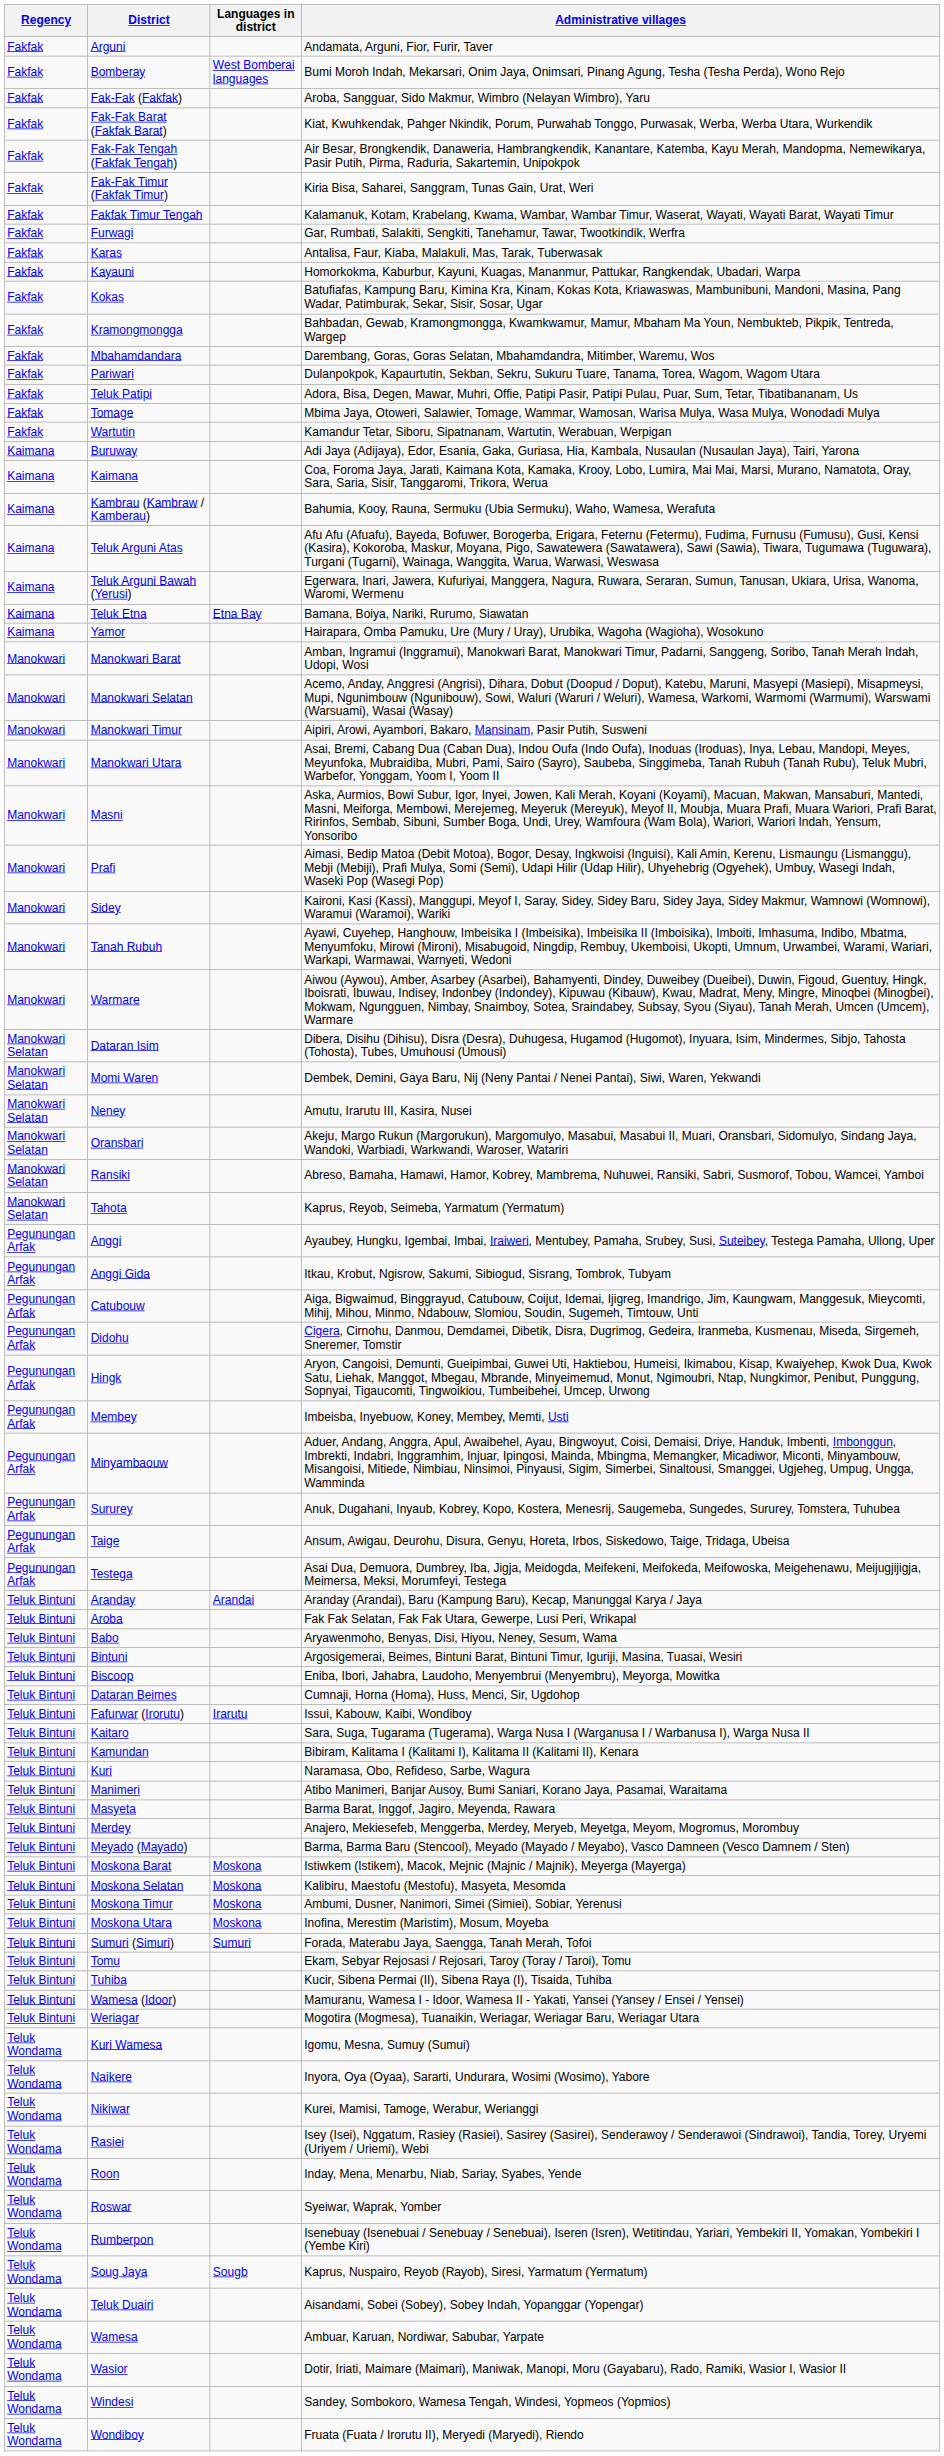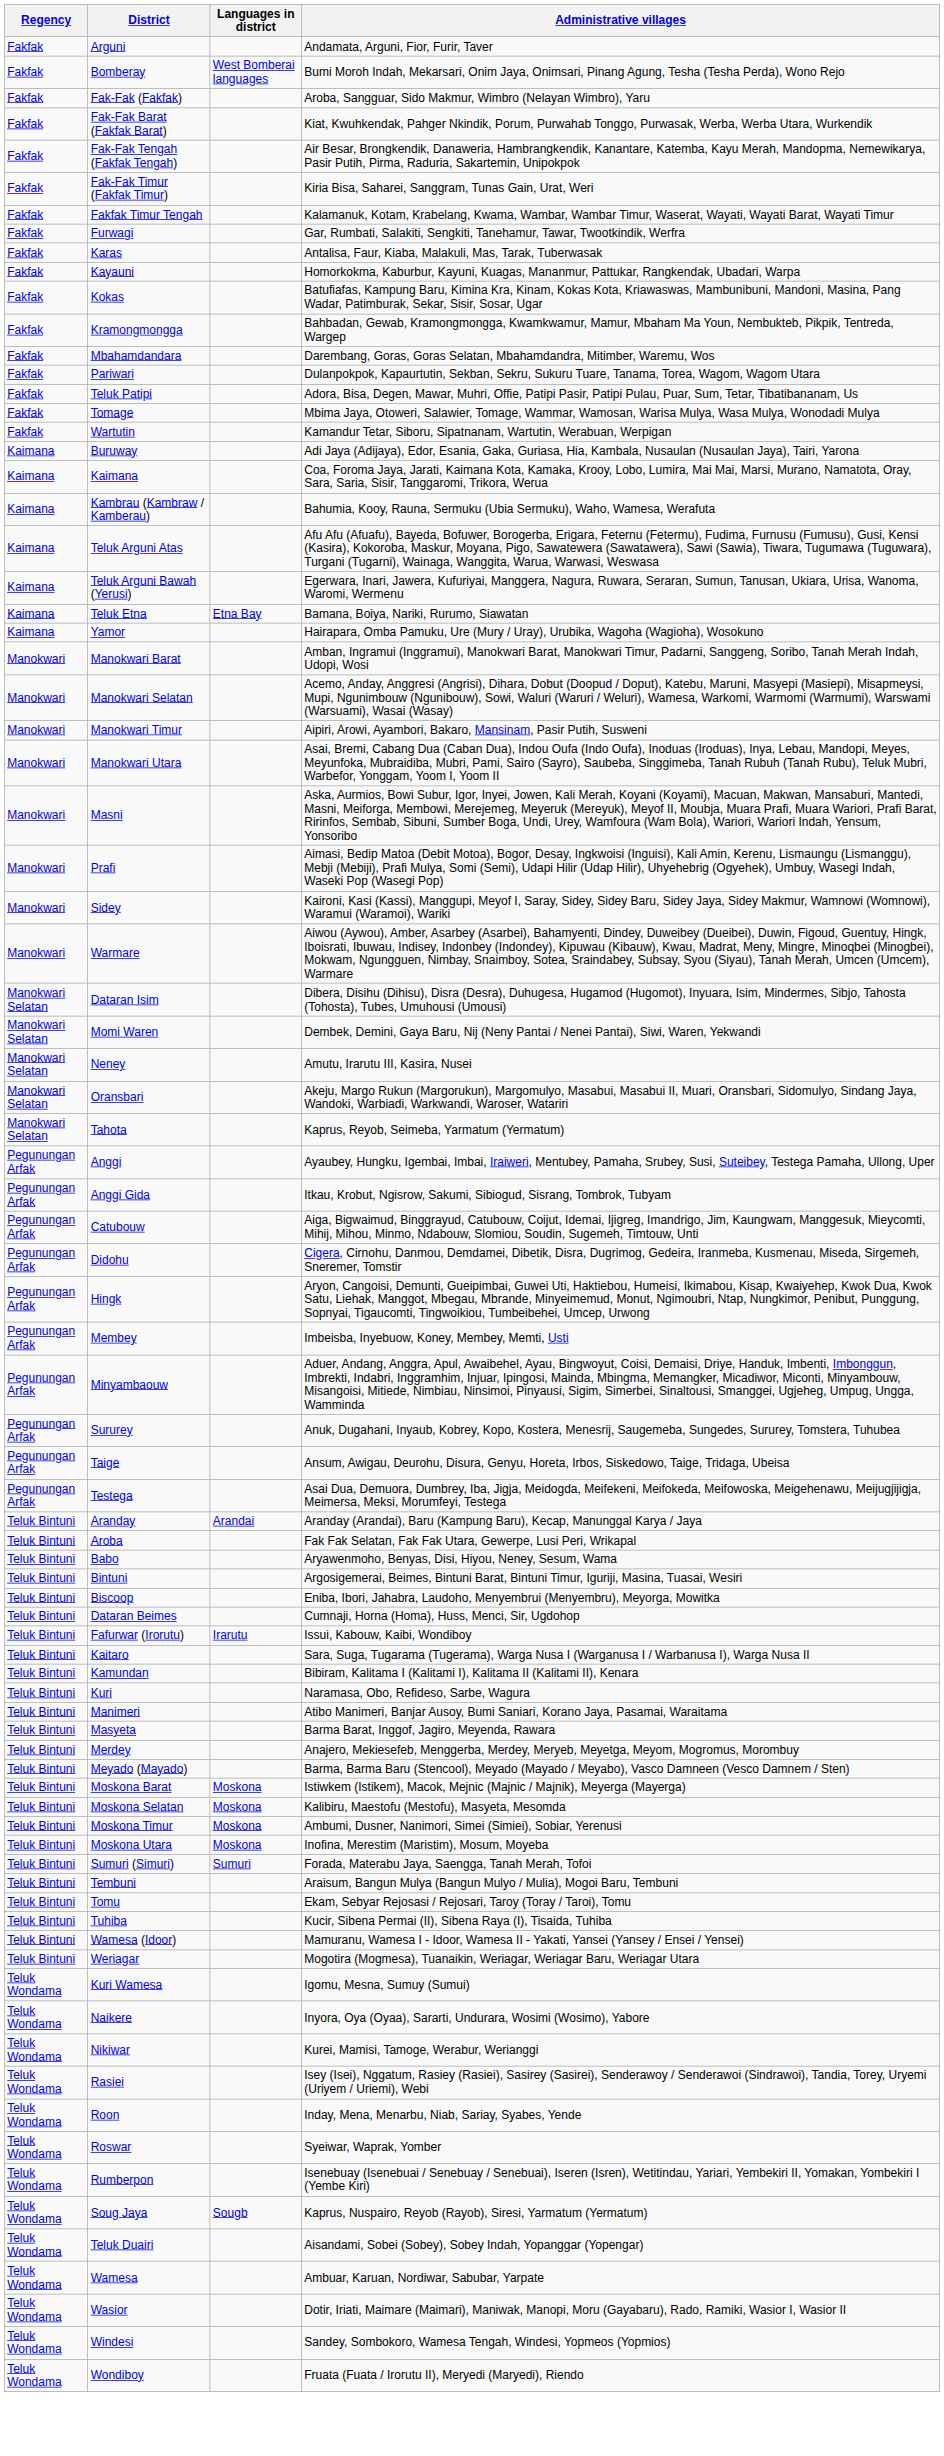- row: (126, 947)
- row: (110, 1175)
+ row: (113, 1883)
